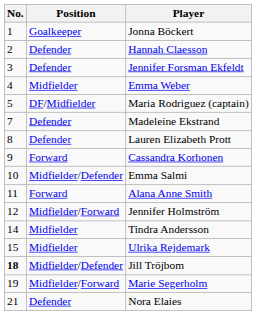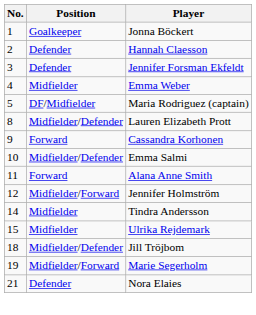- row: (174, 121)
(50, 139) Defender -> (76, 121) Midfielder/Defender
(13, 265) bold -> (13, 247) normal
